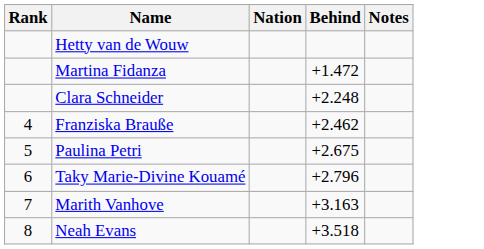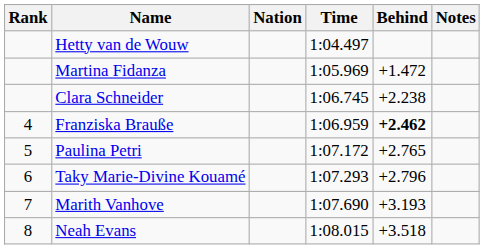+ column: (339, 17)
(335, 97) +2.248 -> (402, 97) +2.238
(335, 124) normal -> (402, 124) bold
(335, 151) +2.675 -> (402, 151) +2.765
(335, 204) +3.163 -> (402, 204) +3.193
